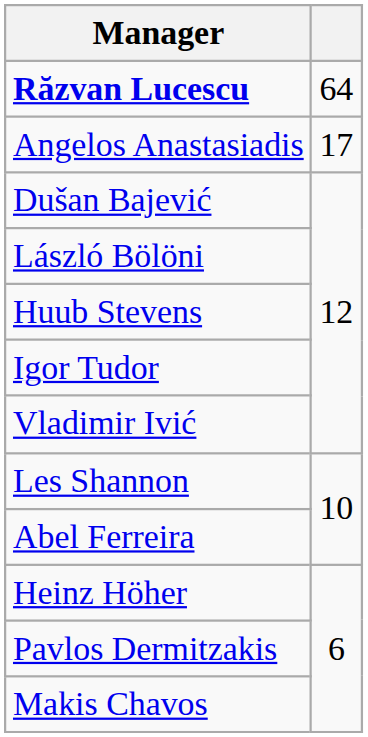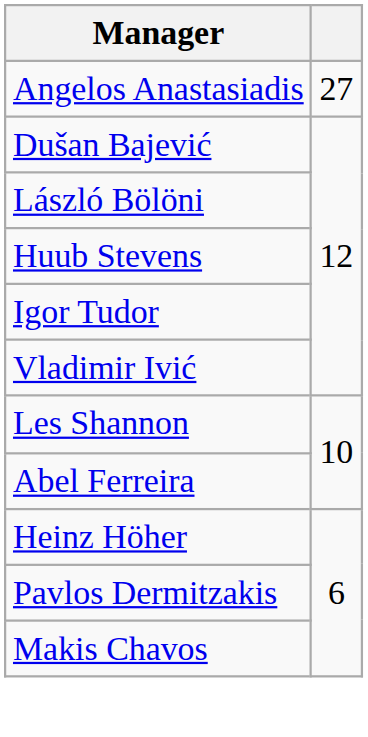- row: (131, 88)
(336, 144) 17 -> (336, 88) 27
